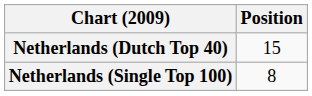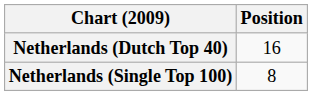(272, 47) 15 -> (272, 47) 16
